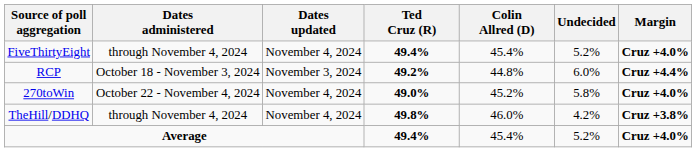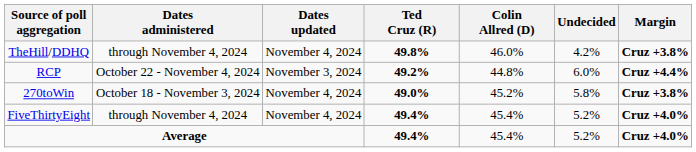rows swapped: (49, 51) <-> (49, 115)
(178, 72) October 18 - November 3, 2024 -> (178, 72) October 22 - November 4, 2024
(178, 94) October 22 - November 4, 2024 -> (178, 94) October 18 - November 3, 2024
(655, 94) Cruz +4.0% -> (655, 94) Cruz +3.8%
